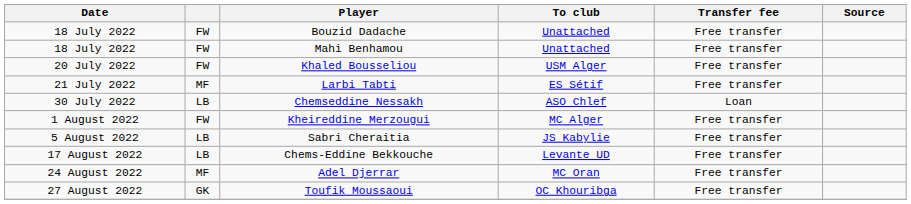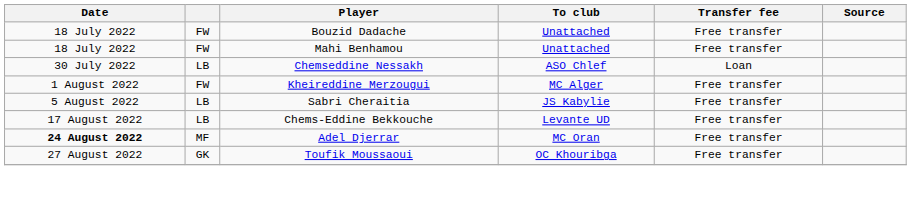- row: (359, 67)
- row: (359, 84)
(95, 173) normal -> (95, 138) bold
